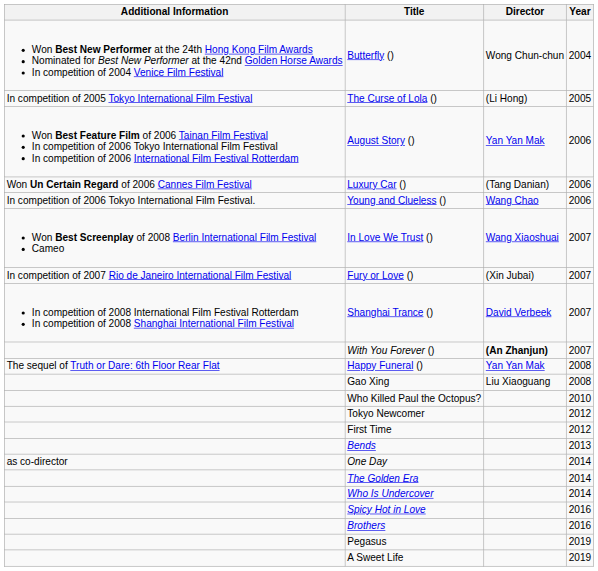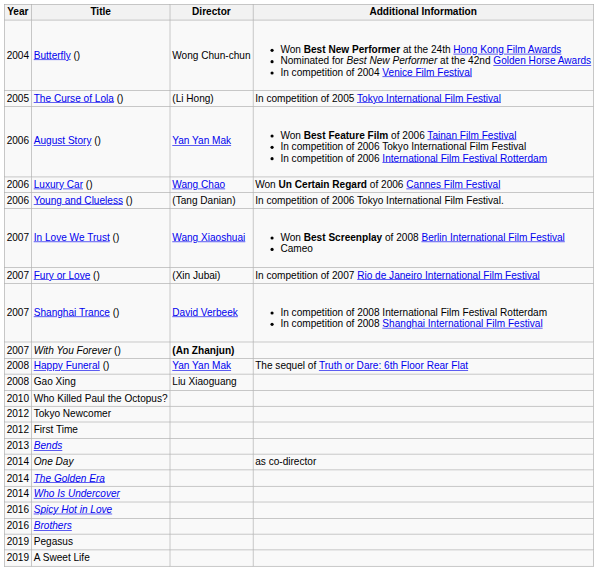columns swapped: (580, 12) <-> (175, 12)
(517, 184) (Tang Danian) -> (199, 184) Wang Chao
(512, 200) Wang Chao -> (204, 200) (Tang Danian)
